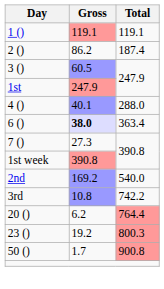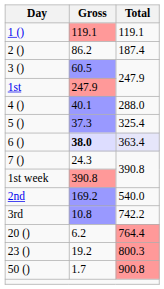+ row: (16, 123)
(131, 123) no background -> (131, 142) lavender background
(82, 142) 27.3 -> (82, 160) 24.3
